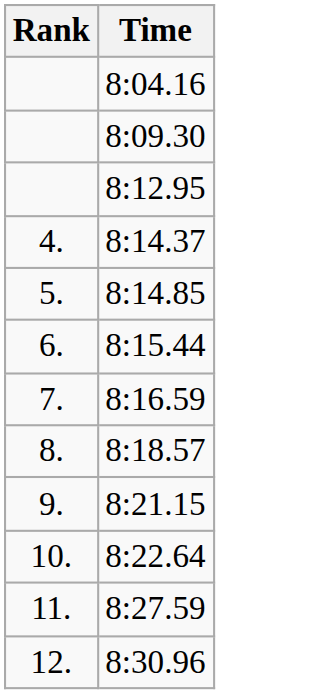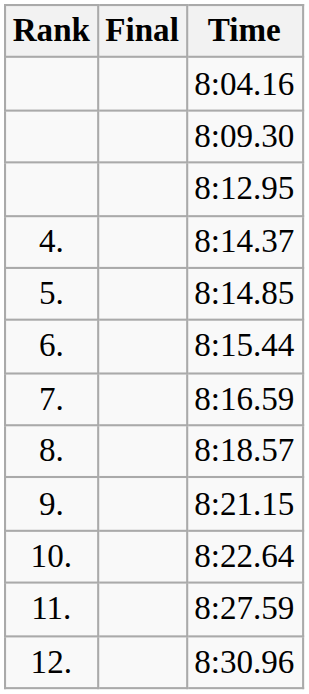+ column: (142, 30)
